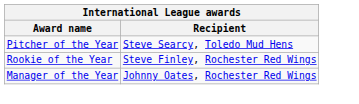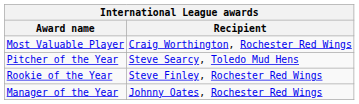+ row: (65, 44)
